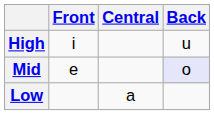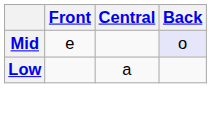- row: (27, 43)
